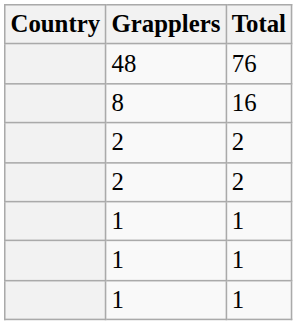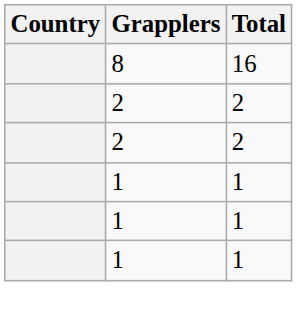- row: (124, 63)
